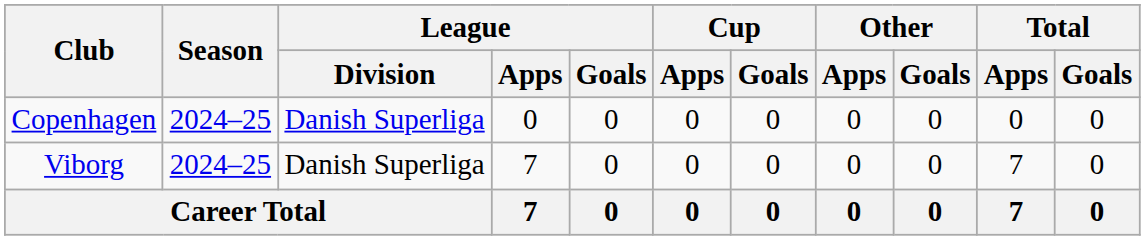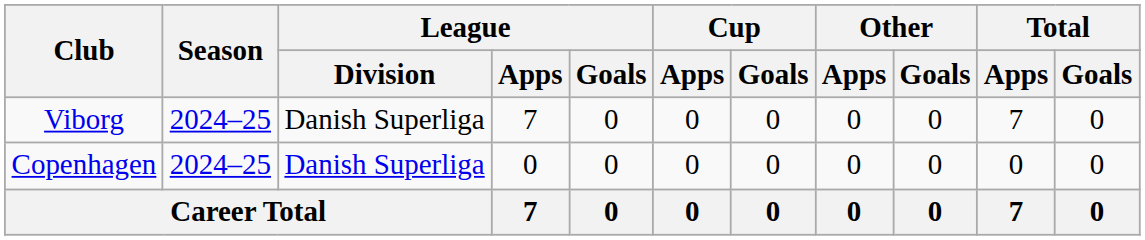rows swapped: (84, 119) <-> (84, 165)
